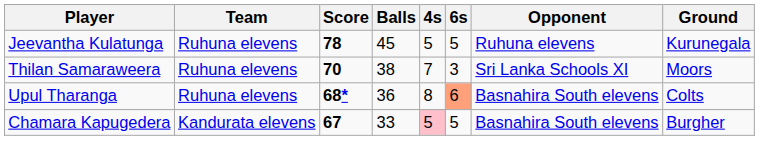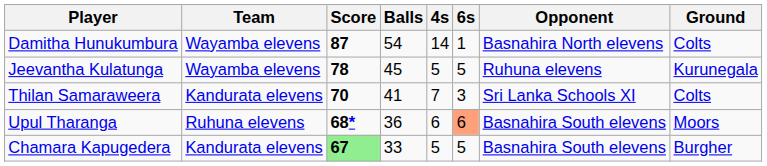+ row: (93, 43)
(238, 43) Ruhuna elevens -> (253, 69) Wayamba elevens
(238, 69) Ruhuna elevens -> (254, 95) Kandurata elevens
(386, 69) 38 -> (393, 95) 41
(689, 69) Moors -> (692, 95) Colts
(428, 95) 8 -> (435, 122) 6
(685, 95) Colts -> (696, 122) Moors
(332, 122) no background -> (340, 148) lightgreen background
(428, 122) pink background -> (435, 148) no background
